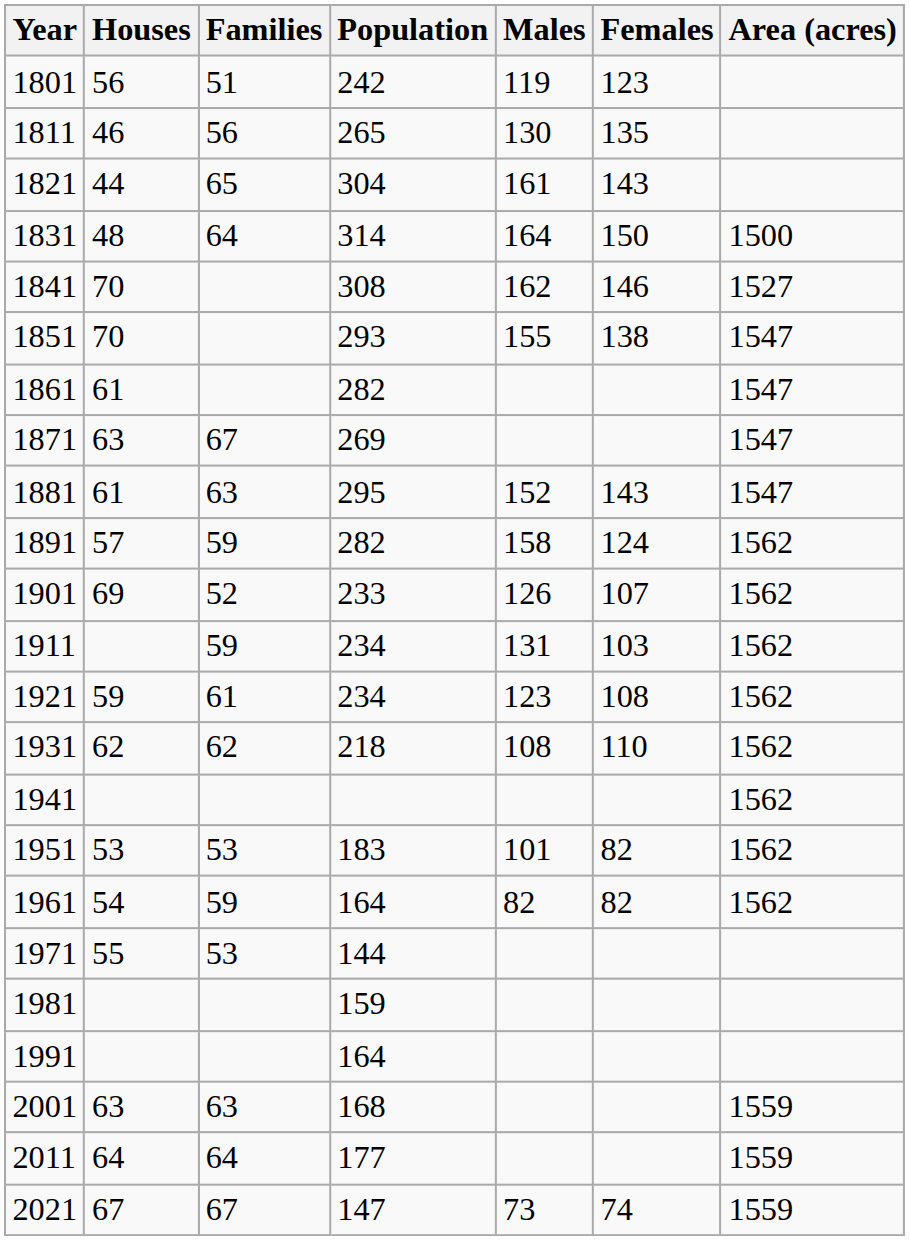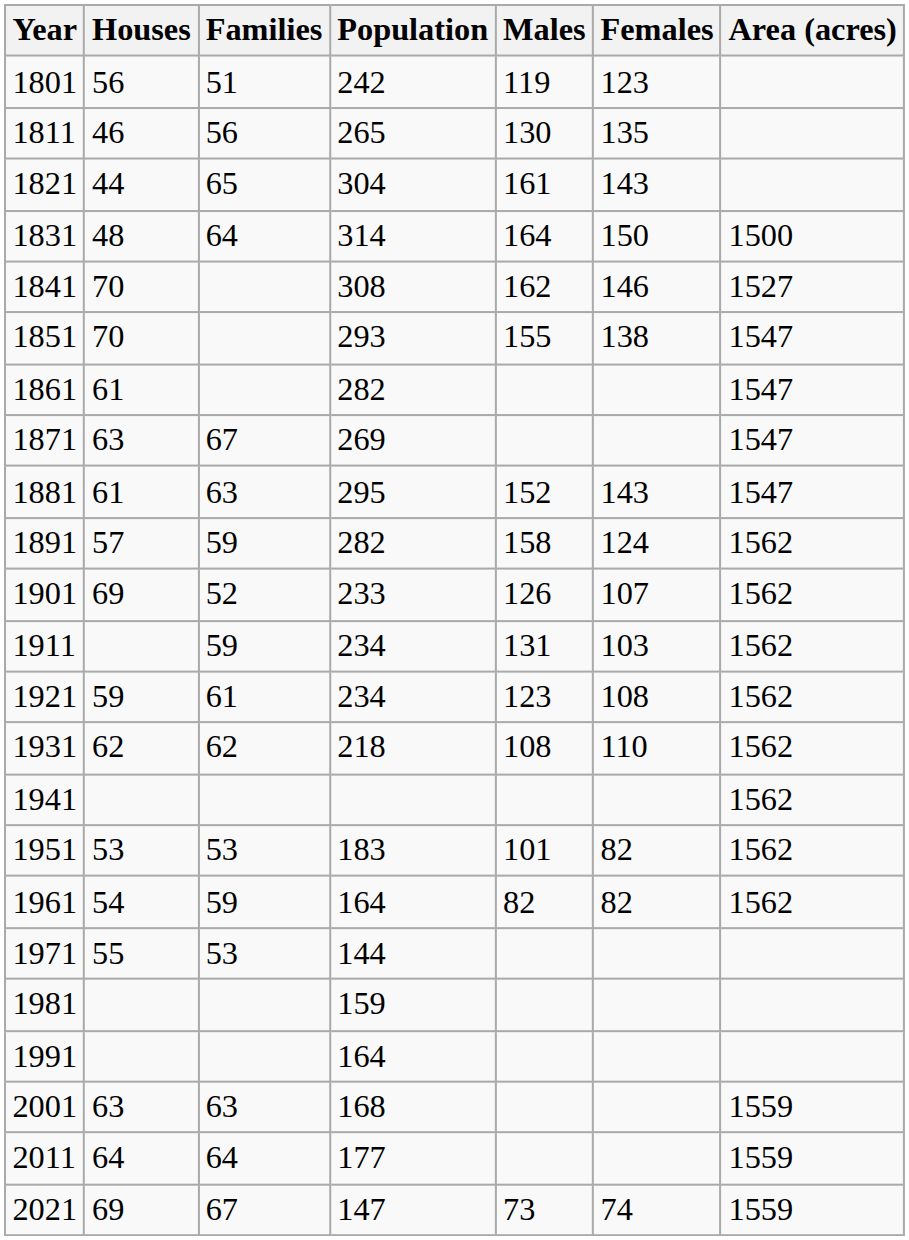(108, 1209) 67 -> (108, 1209) 69
